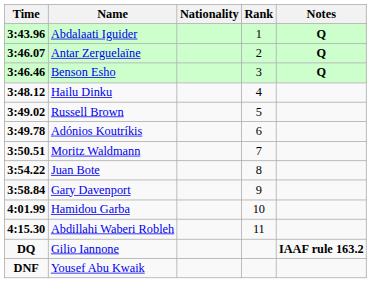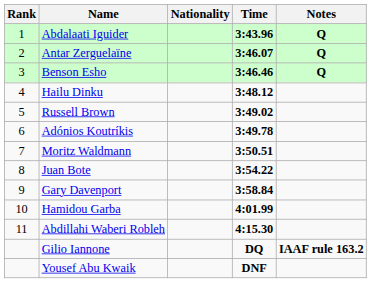columns swapped: (259, 14) <-> (26, 14)
